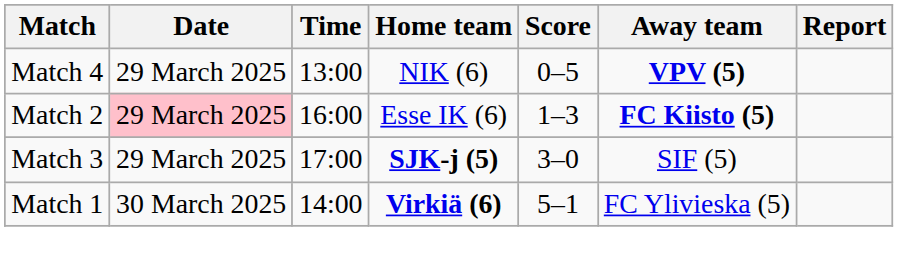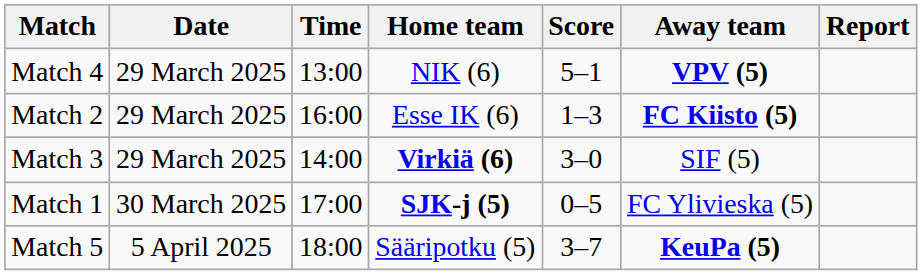(558, 70) 0–5 -> (581, 70) 5–1
(201, 114) pink background -> (201, 114) no background
(331, 159) 17:00 -> (331, 159) 14:00
(444, 159) SJK-j (5) -> (455, 159) Virkiä (6)
(331, 203) 14:00 -> (331, 203) 17:00
(444, 203) Virkiä (6) -> (455, 203) SJK-j (5)
(558, 203) 5–1 -> (581, 203) 0–5
+ row: (57, 247)
